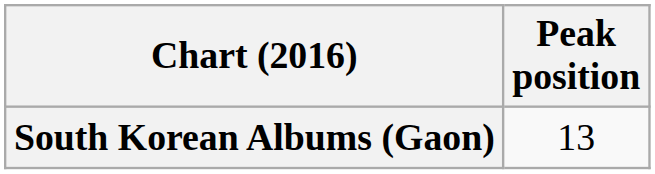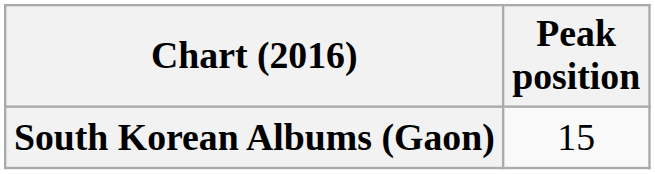(576, 136) 13 -> (576, 136) 15
